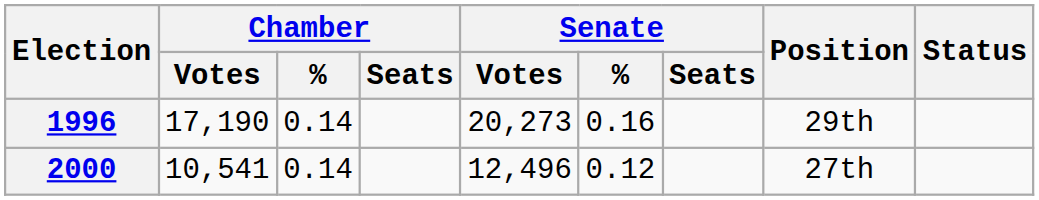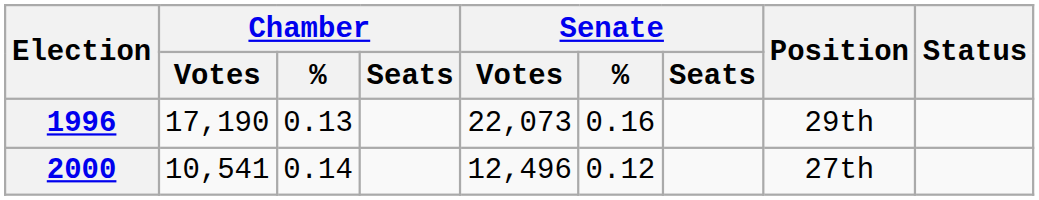(318, 123) 0.14 -> (318, 123) 0.13
(520, 123) 20,273 -> (520, 123) 22,073
